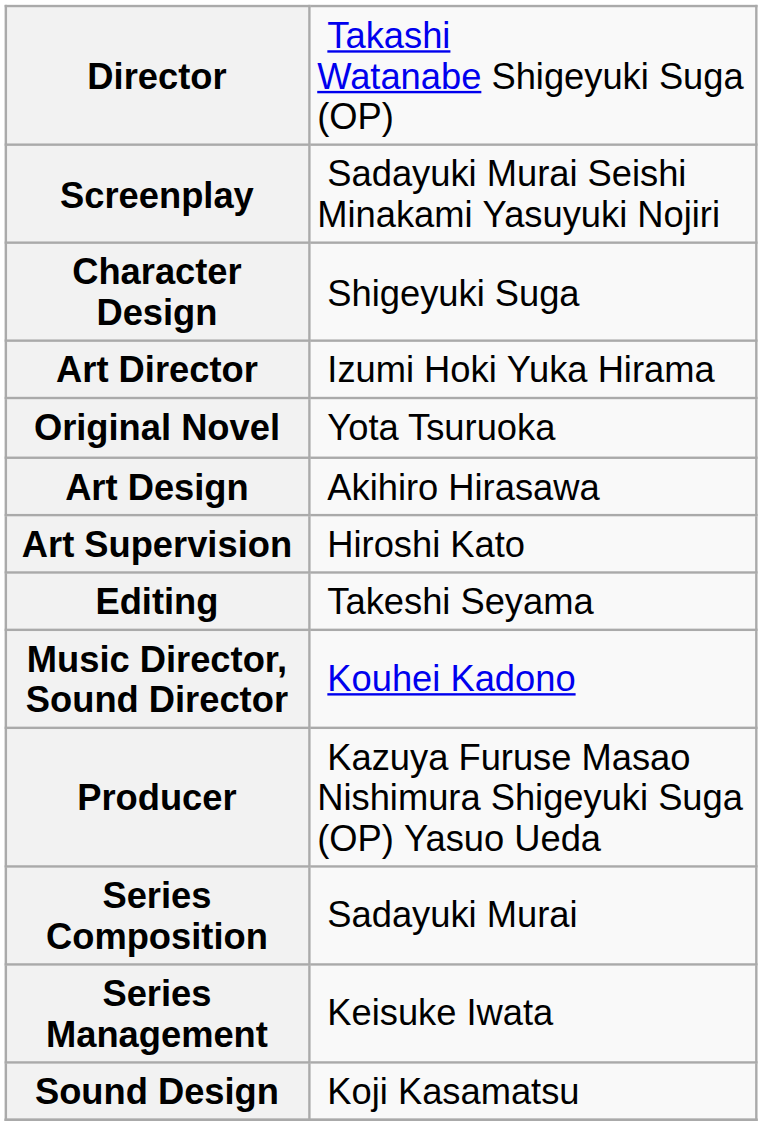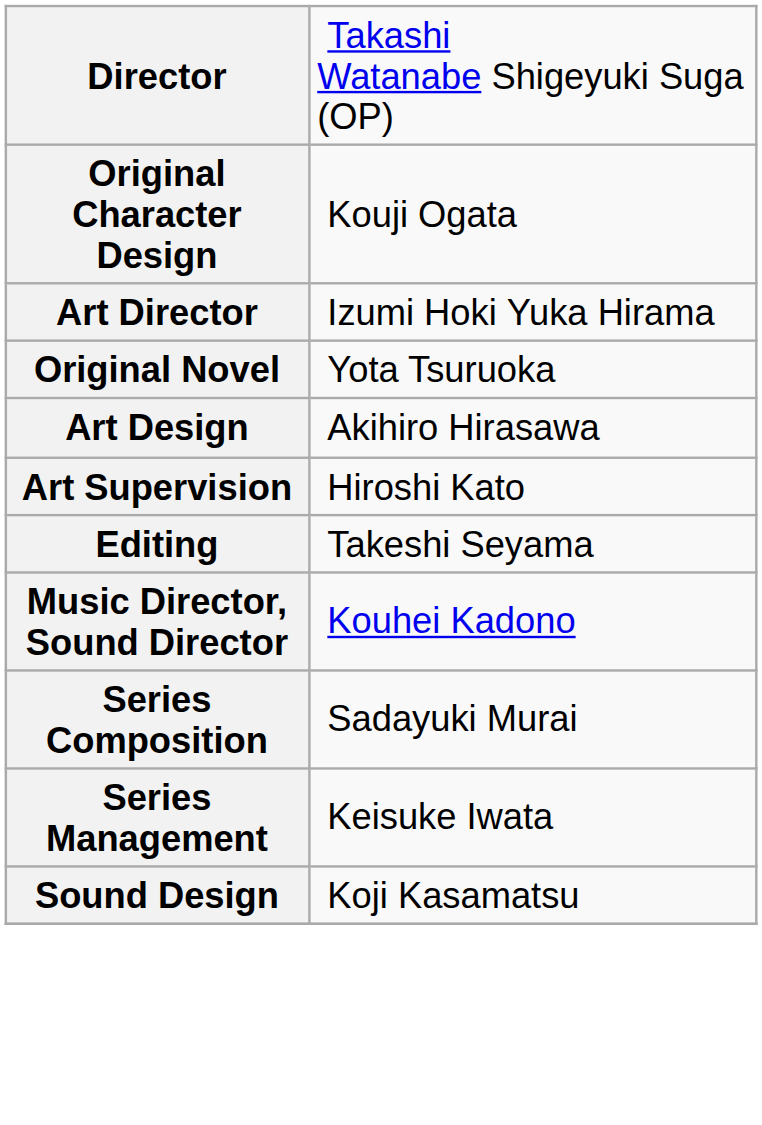- row: (157, 194)
+ row: (157, 215)
- row: (157, 292)
- row: (157, 797)
